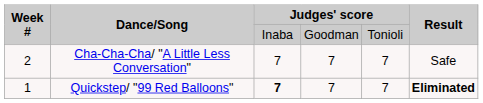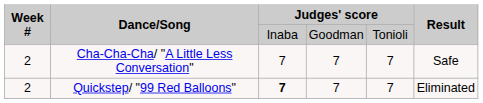(27, 88) 1 -> (28, 88) 2
(443, 88) bold -> (446, 88) normal
